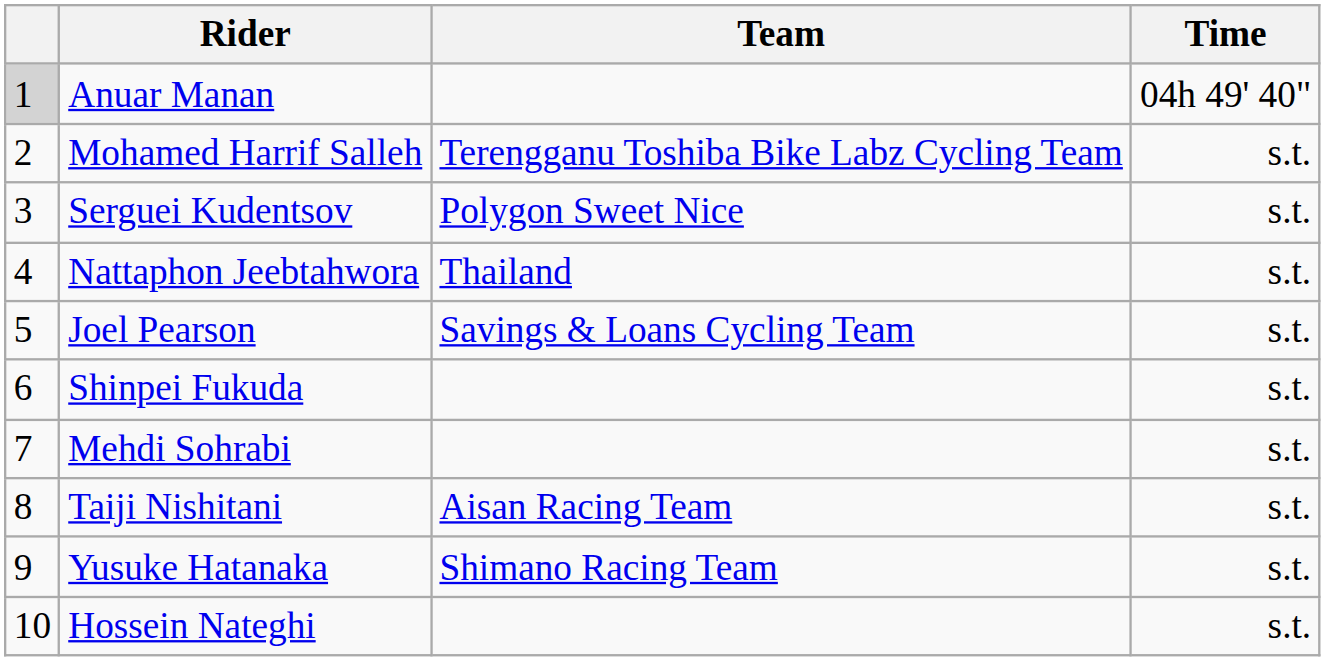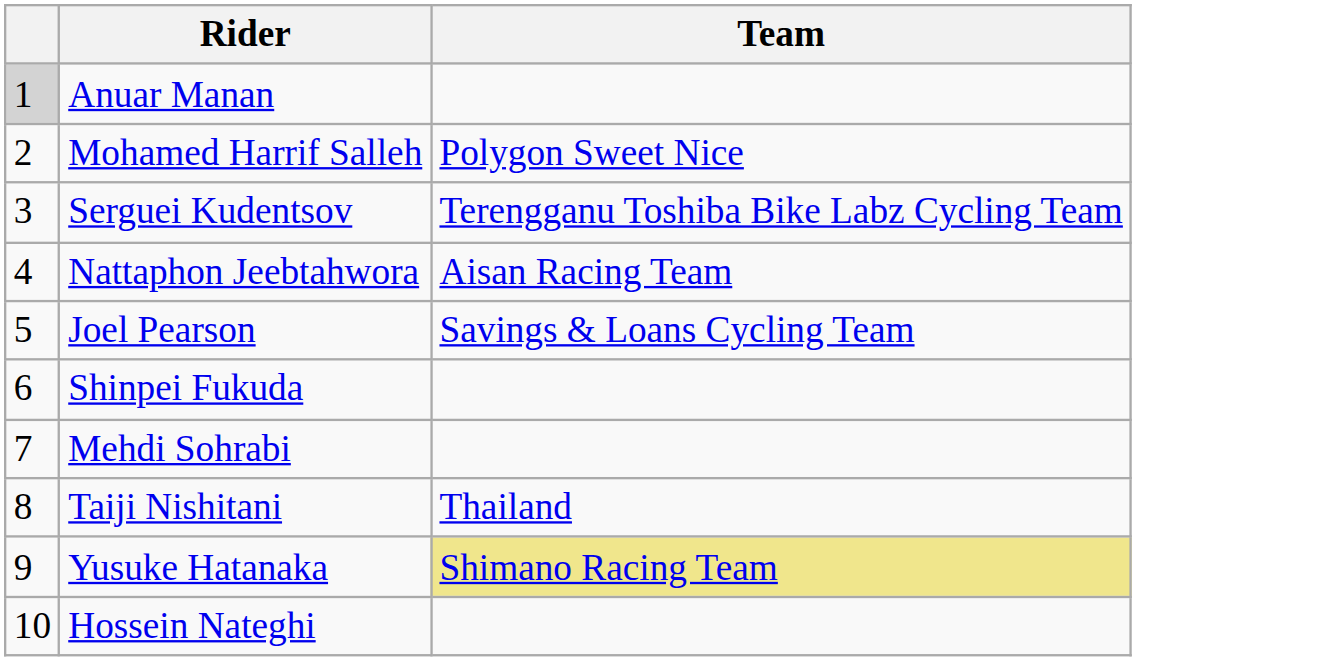- column: (1226, 34)
(781, 152) Terengganu Toshiba Bike Labz Cycling Team -> (592, 152) Polygon Sweet Nice
(592, 211) Polygon Sweet Nice -> (781, 211) Terengganu Toshiba Bike Labz Cycling Team
(506, 270) Thailand -> (586, 270) Aisan Racing Team
(586, 507) Aisan Racing Team -> (506, 507) Thailand
(609, 566) no background -> (609, 566) khaki background
